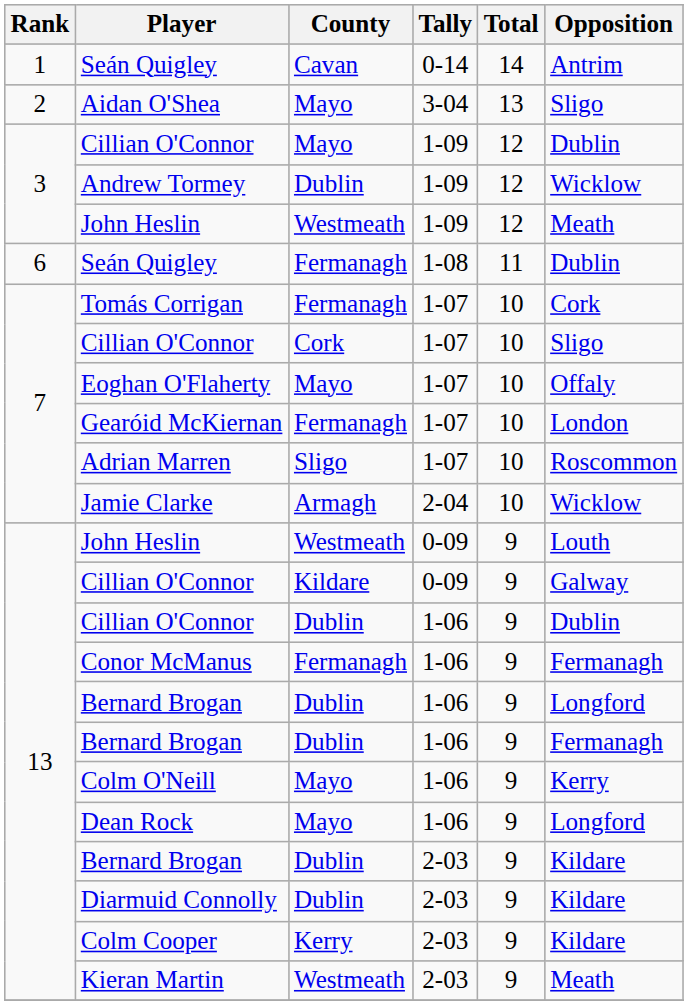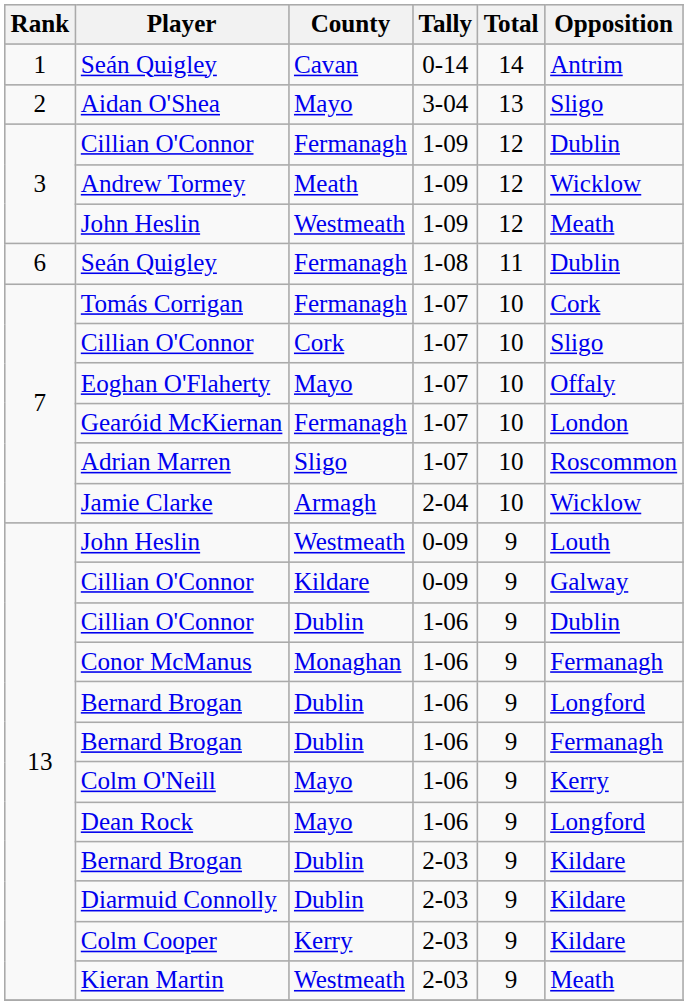(323, 143) Mayo -> (350, 143) Fermanagh
(329, 183) Dublin -> (326, 183) Meath
(350, 661) Fermanagh -> (348, 661) Monaghan
